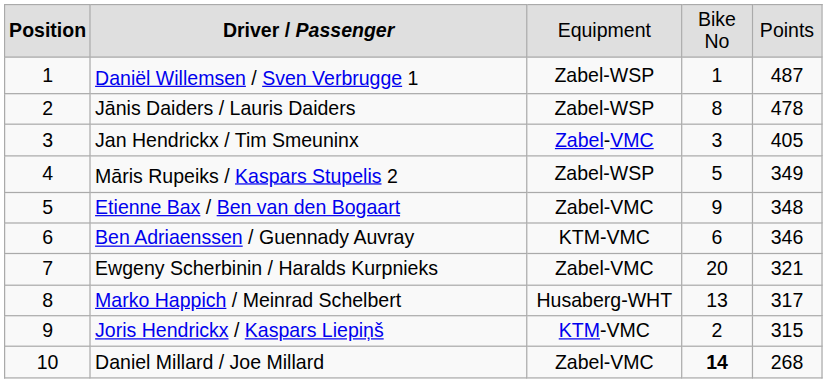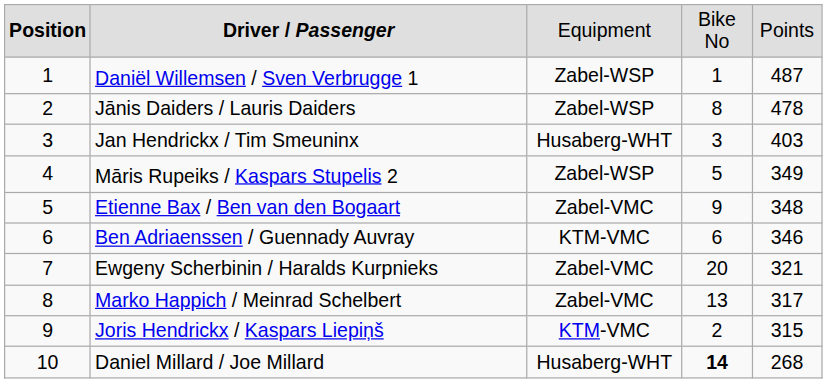(604, 140) Zabel-VMC -> (604, 140) Husaberg-WHT
(787, 140) 405 -> (787, 140) 403
(604, 300) Husaberg-WHT -> (604, 300) Zabel-VMC
(604, 362) Zabel-VMC -> (604, 362) Husaberg-WHT
